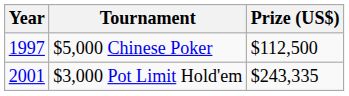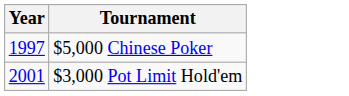- column: (295, 18)
